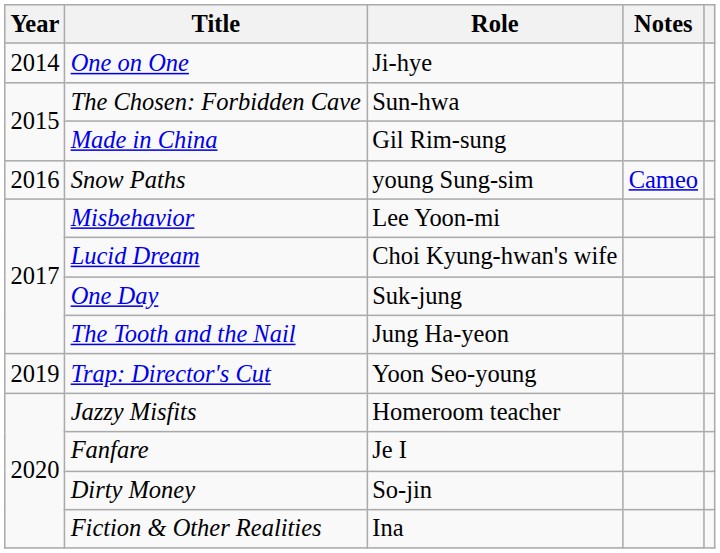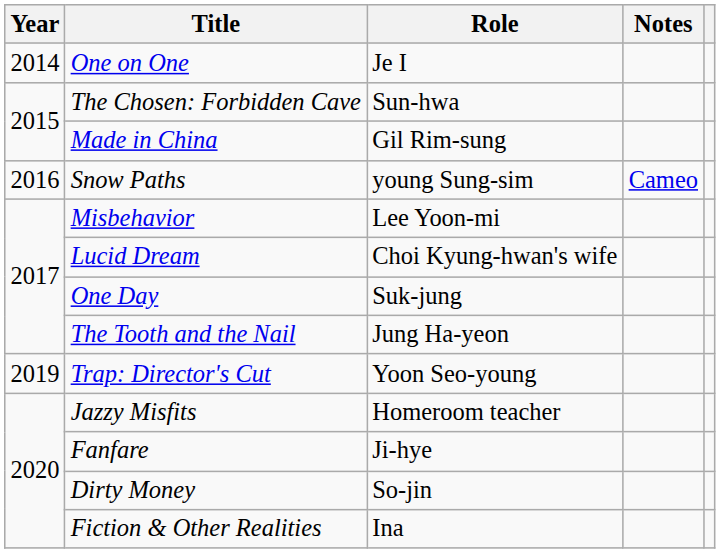(402, 62) Ji-hye -> (390, 62) Je I
(390, 450) Je I -> (402, 450) Ji-hye
